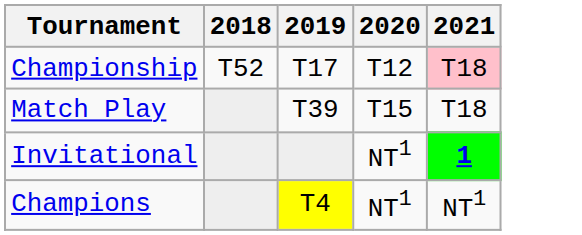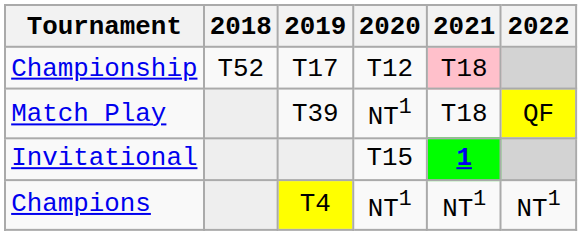+ column: (539, 26)
(390, 110) T15 -> (390, 114) NT1
(390, 156) NT1 -> (390, 159) T15
